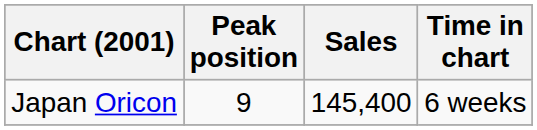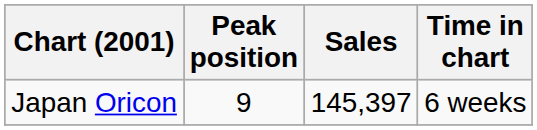(361, 102) 145,400 -> (361, 102) 145,397
